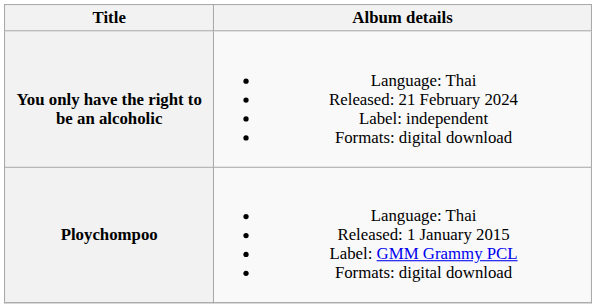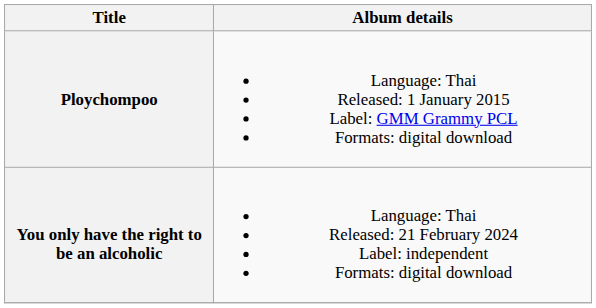rows swapped: (109, 234) <-> (109, 108)
